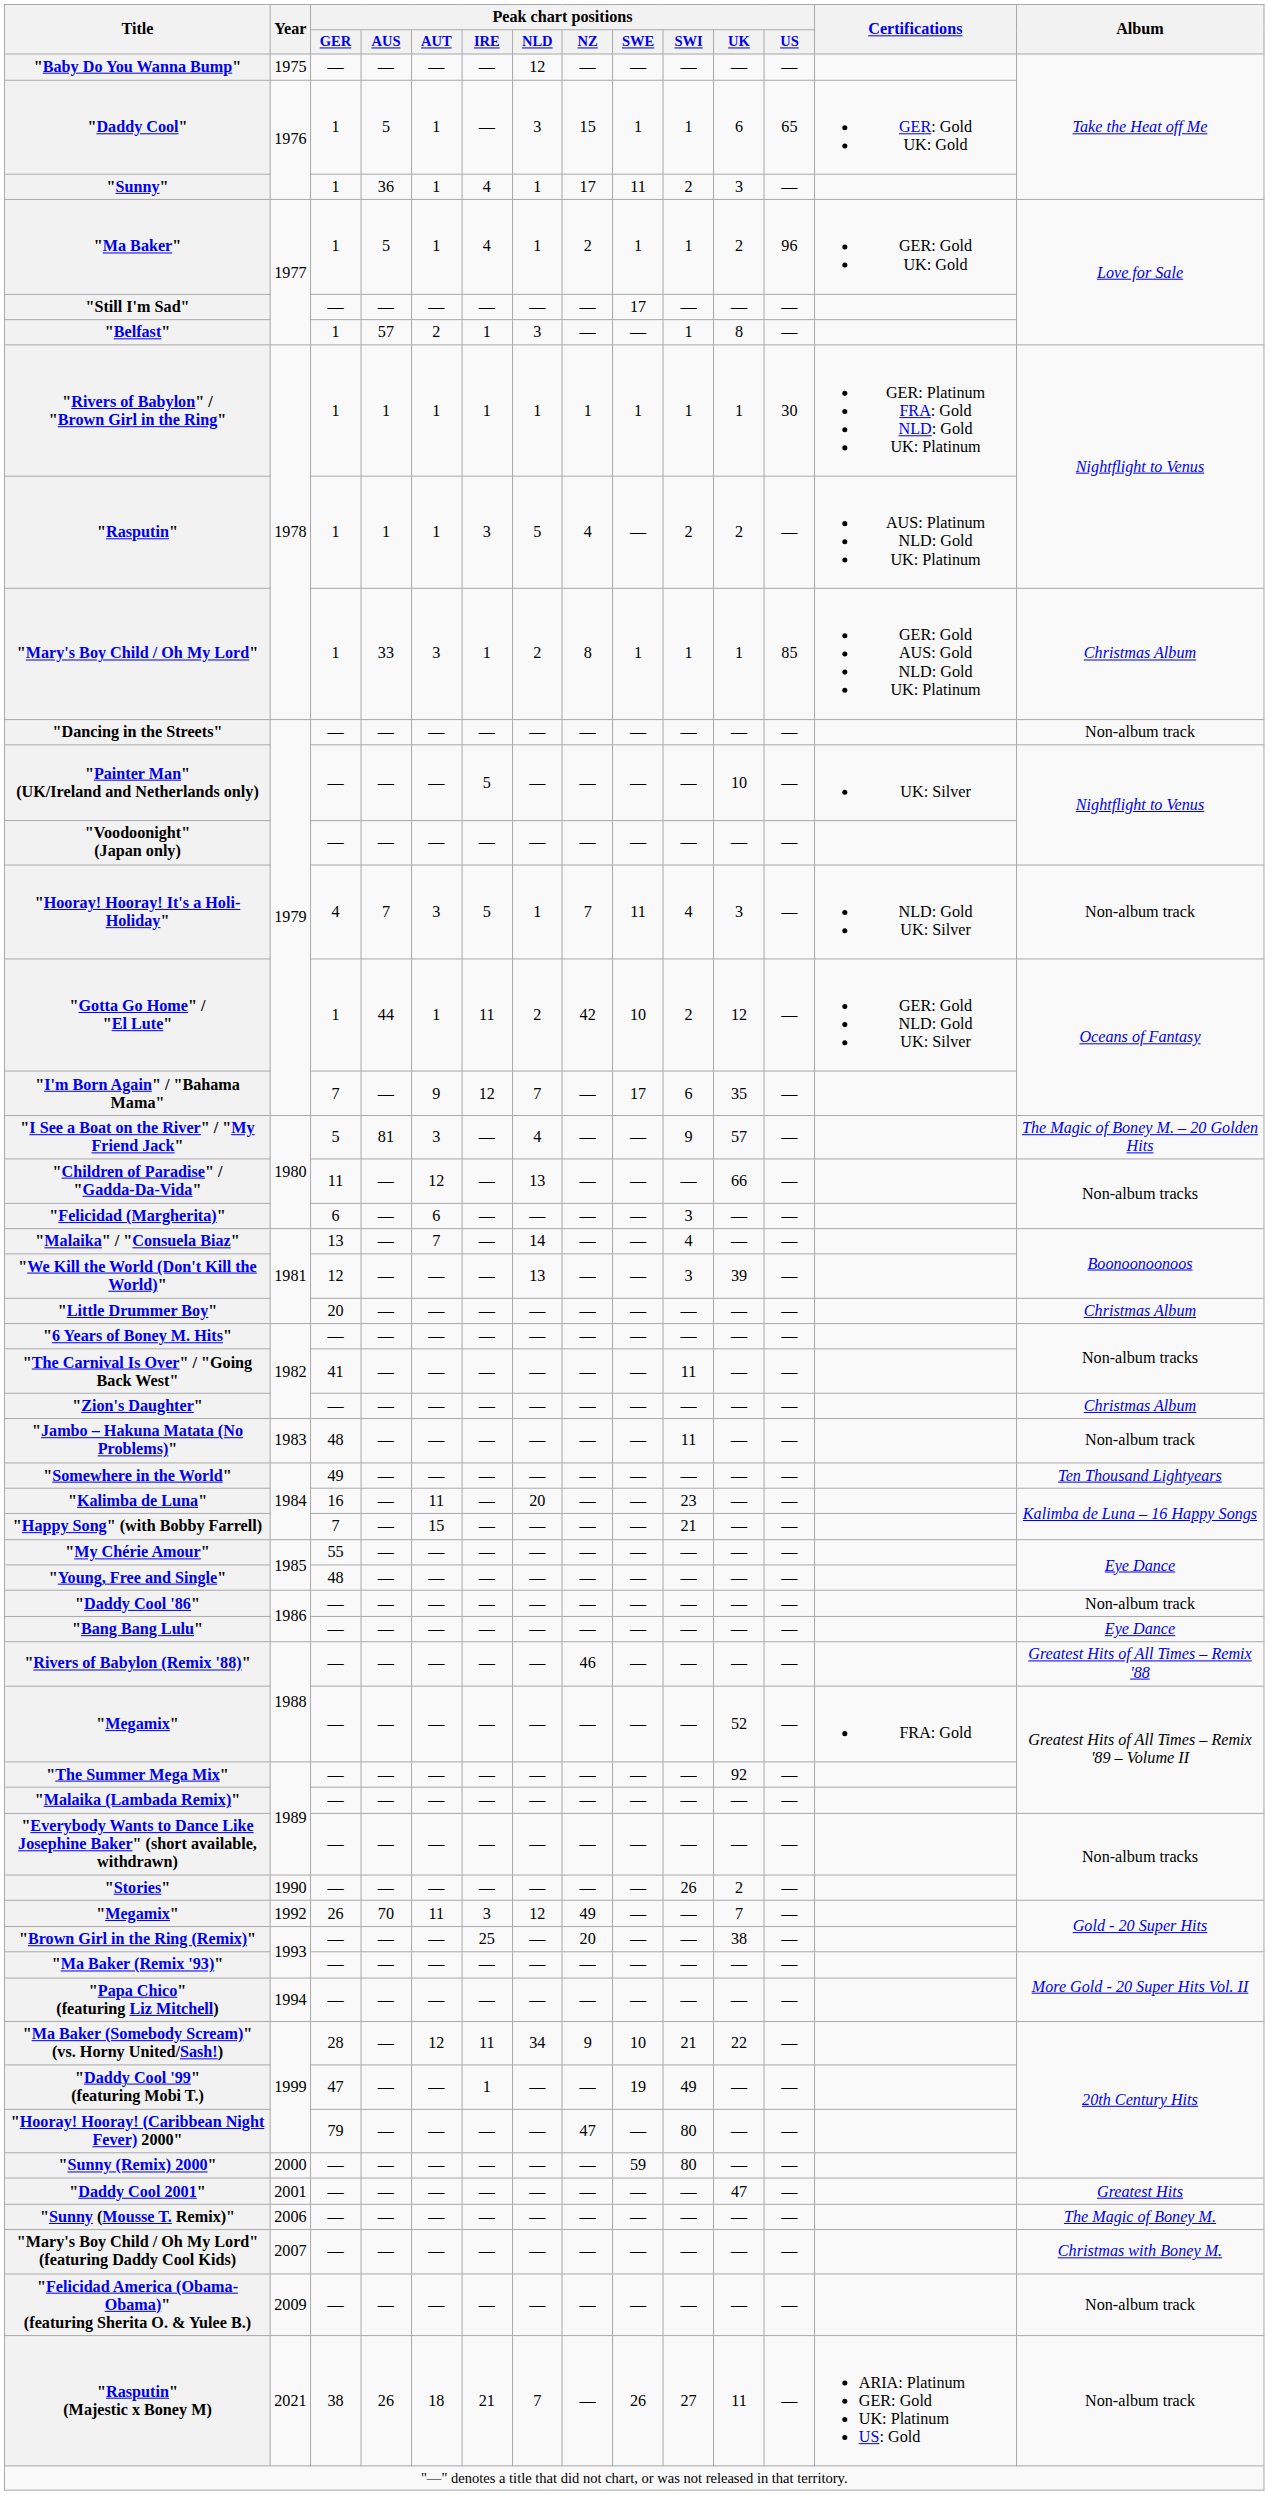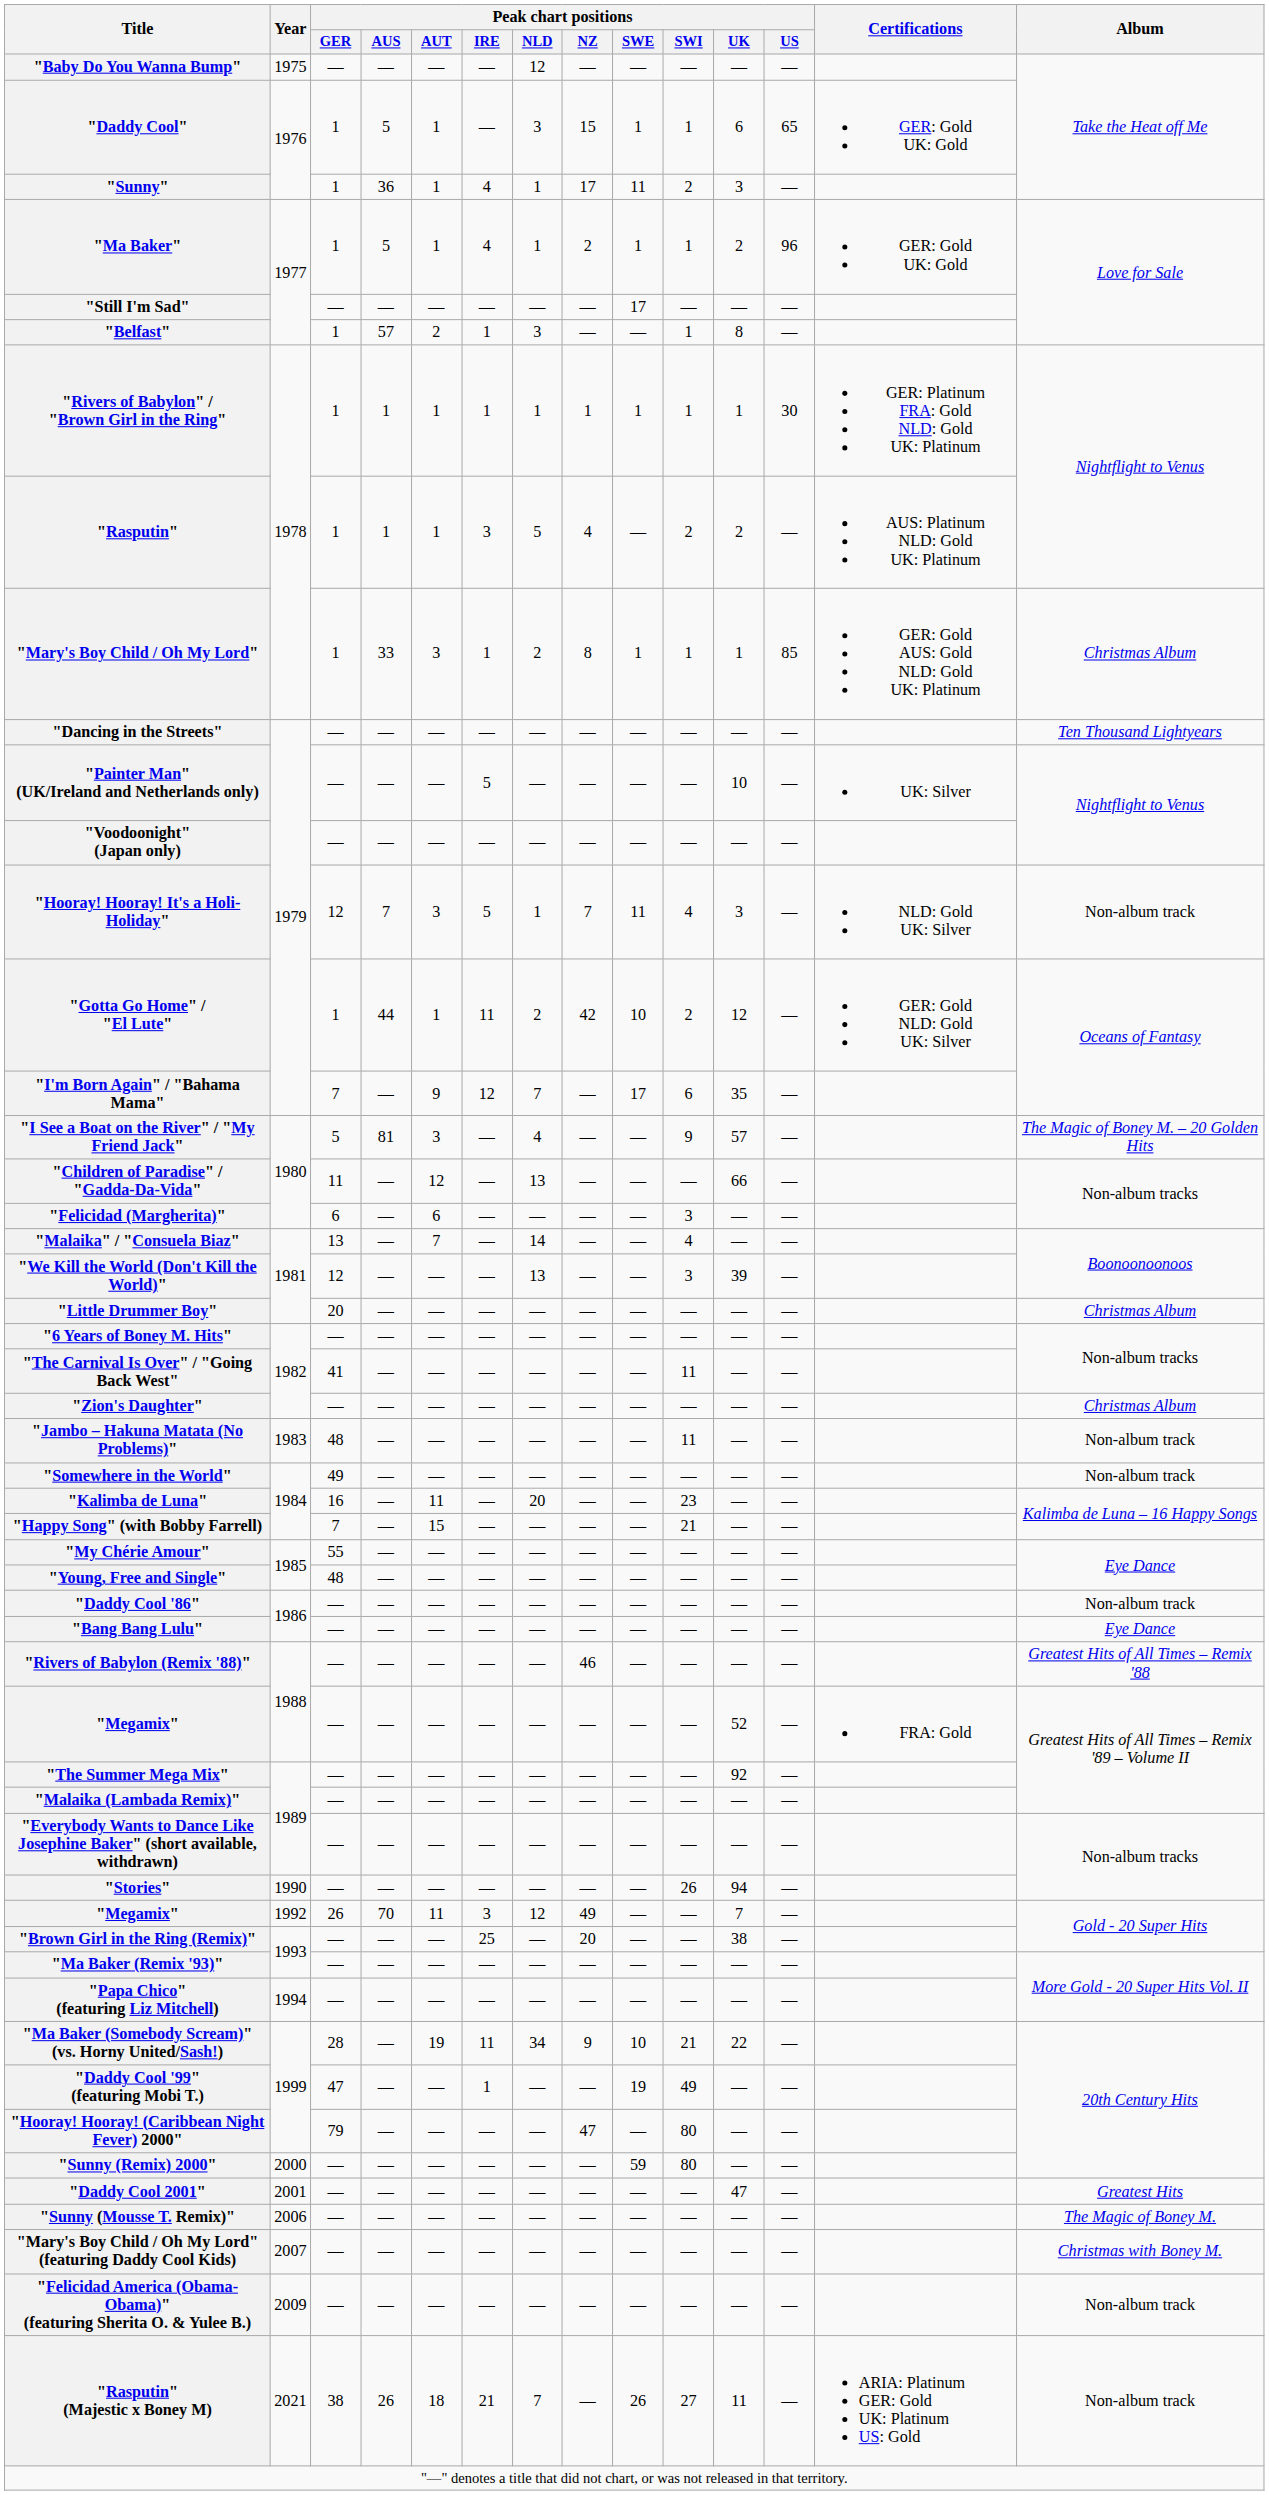(1140, 731) Non-album track -> (1140, 731) Ten Thousand Lightyears
(336, 911) 4 -> (336, 911) 12
(1140, 1475) Ten Thousand Lightyears -> (1140, 1475) Non-album track
(739, 1887) 2 -> (739, 1887) 94
(436, 2043) 12 -> (436, 2043) 19
